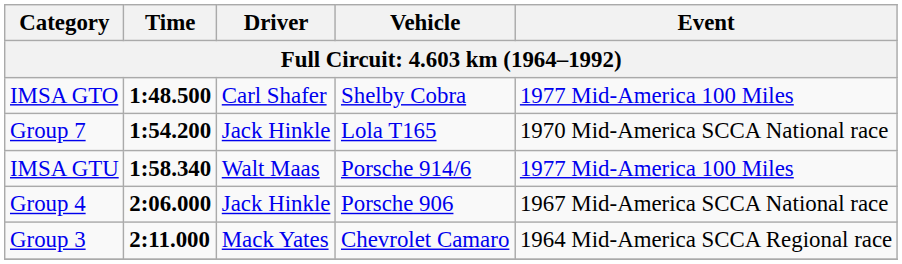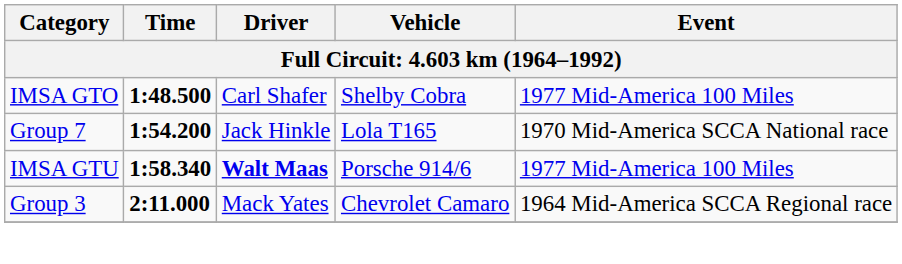(271, 167) normal -> (275, 167) bold
- row: (48, 204)
